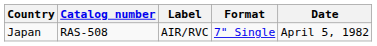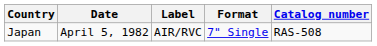columns swapped: (325, 14) <-> (108, 14)
